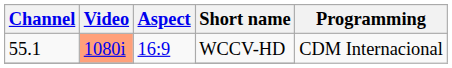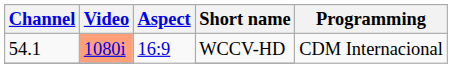(25, 48) 55.1 -> (25, 48) 54.1
